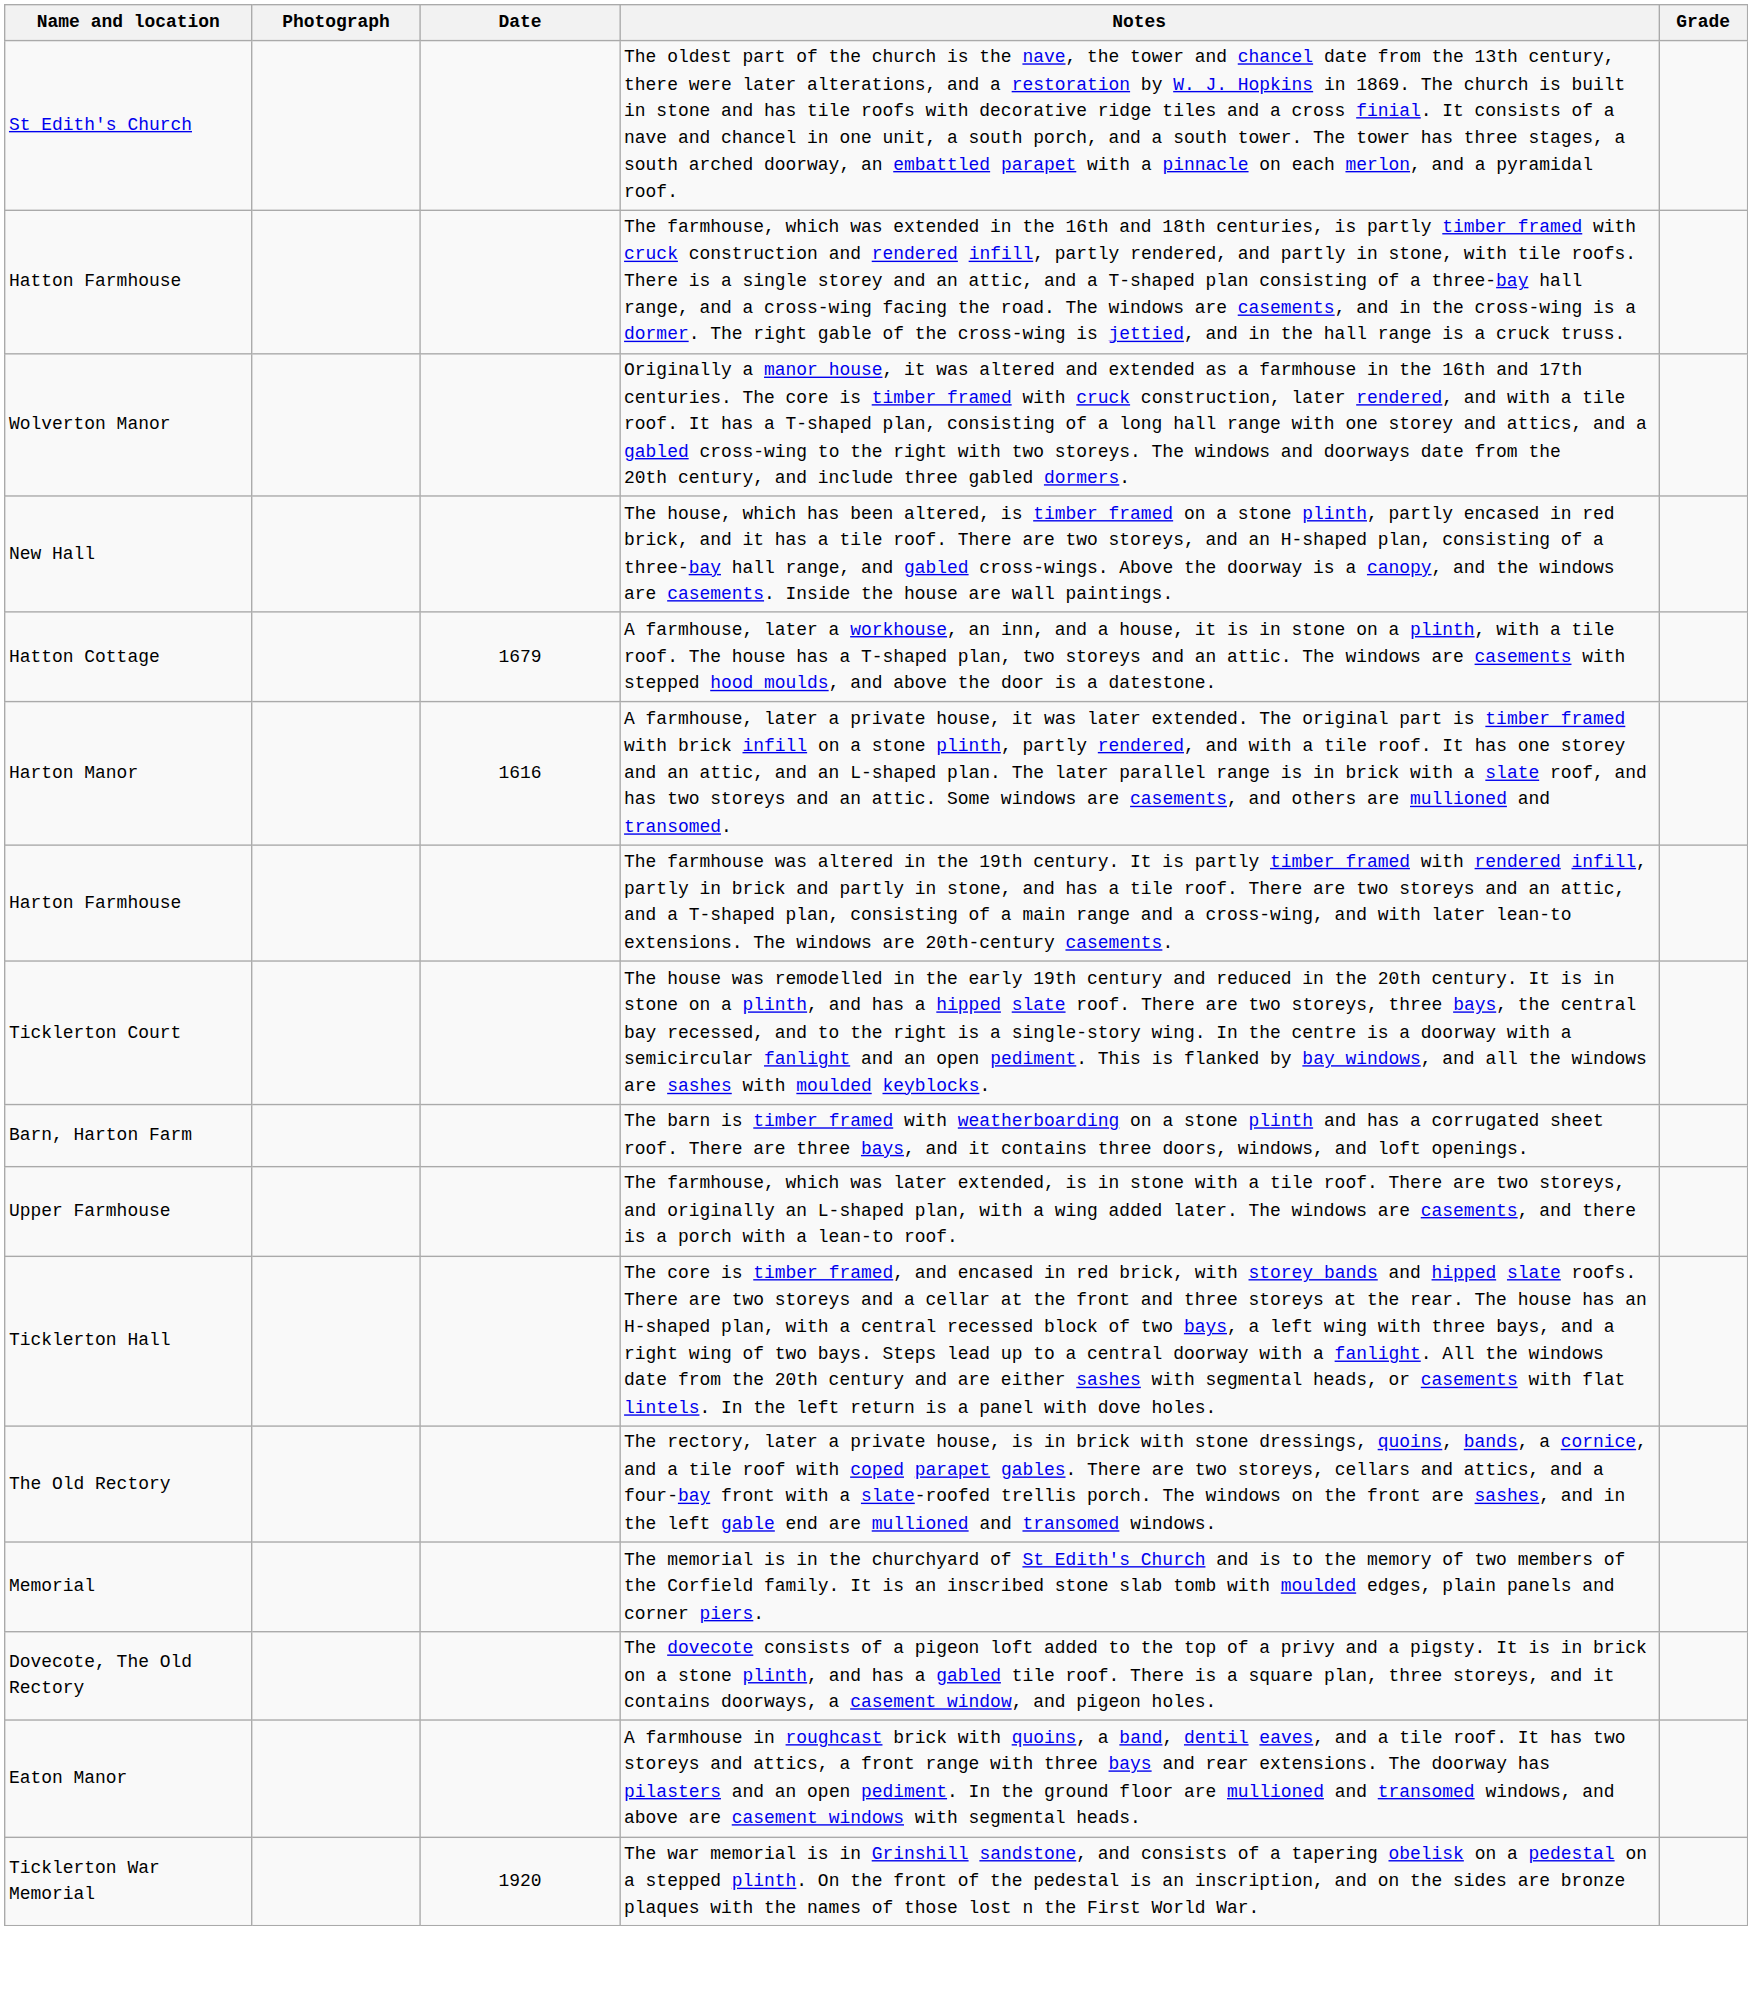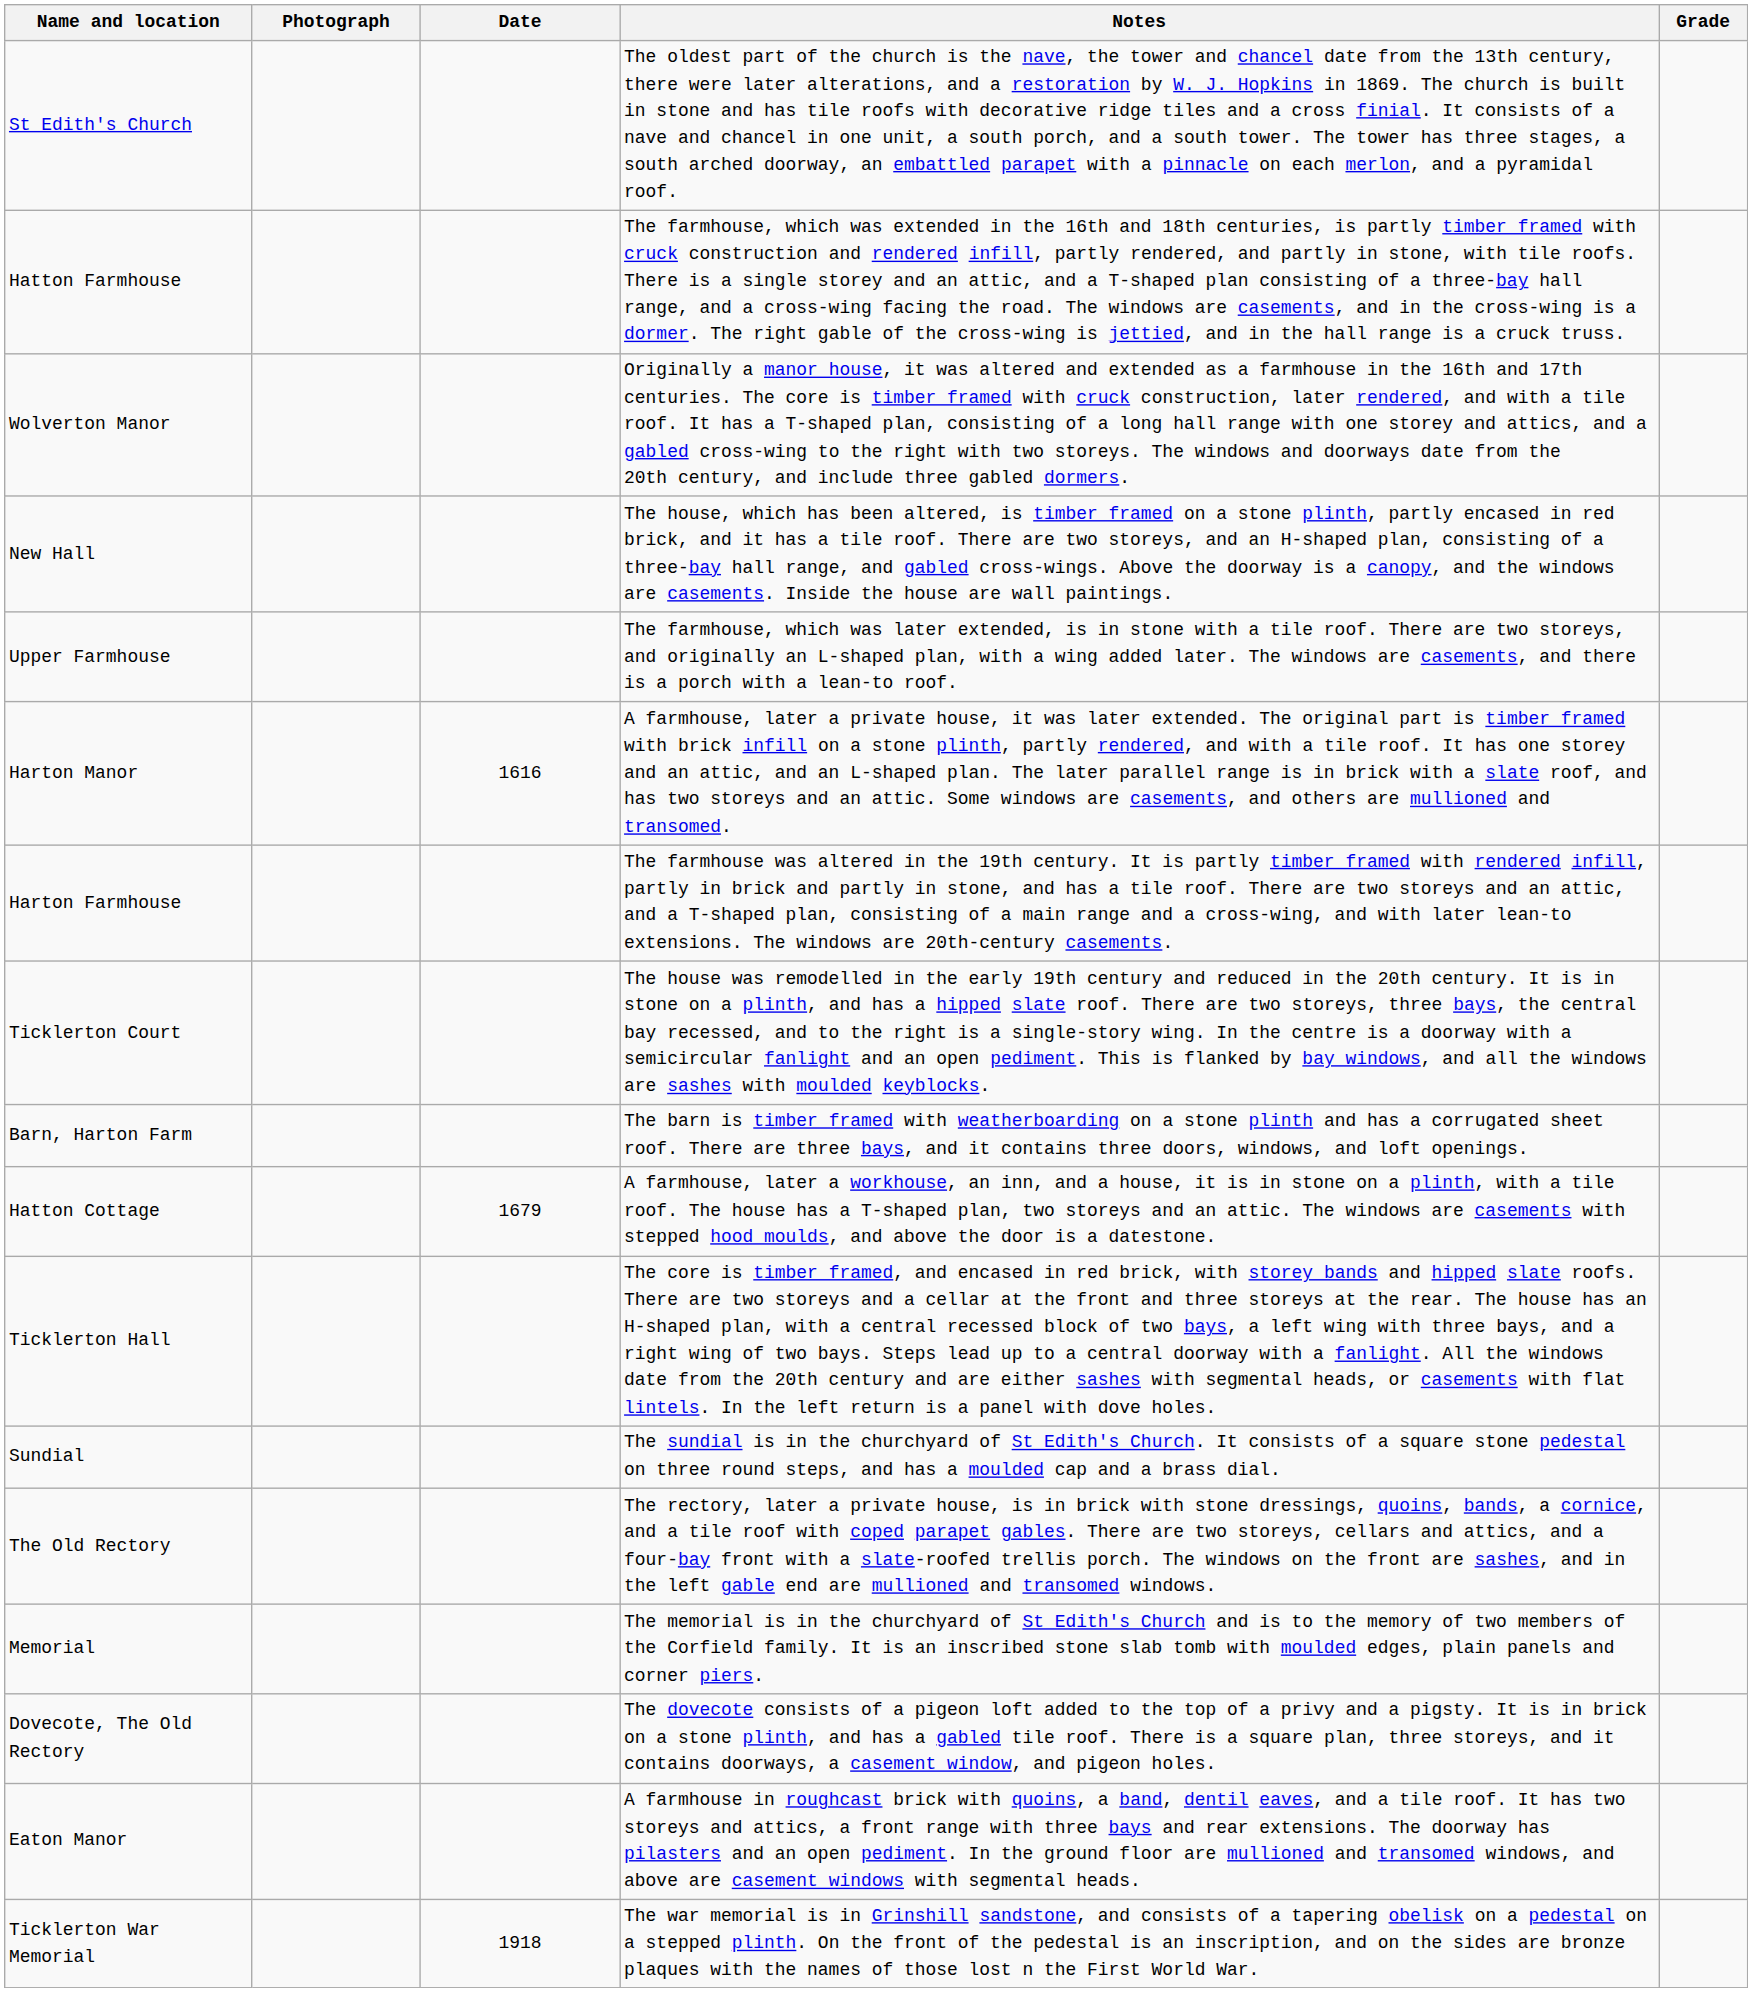rows swapped: (90, 1211) <-> (84, 657)
+ row: (47, 1457)
(520, 1881) 1920 -> (520, 1943) 1918
